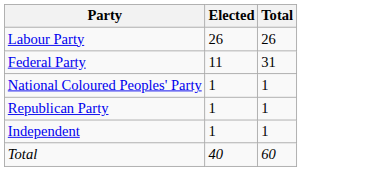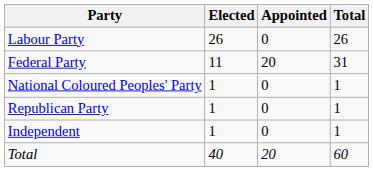+ column: (294, 16)
